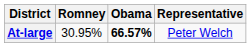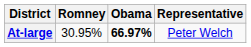(131, 33) 66.57% -> (131, 33) 66.97%
